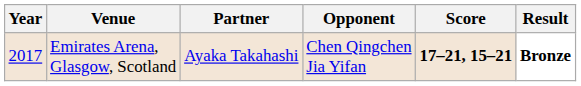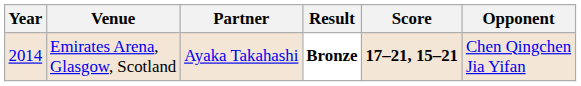columns swapped: (359, 18) <-> (546, 18)
(25, 56) 2017 -> (25, 56) 2014
